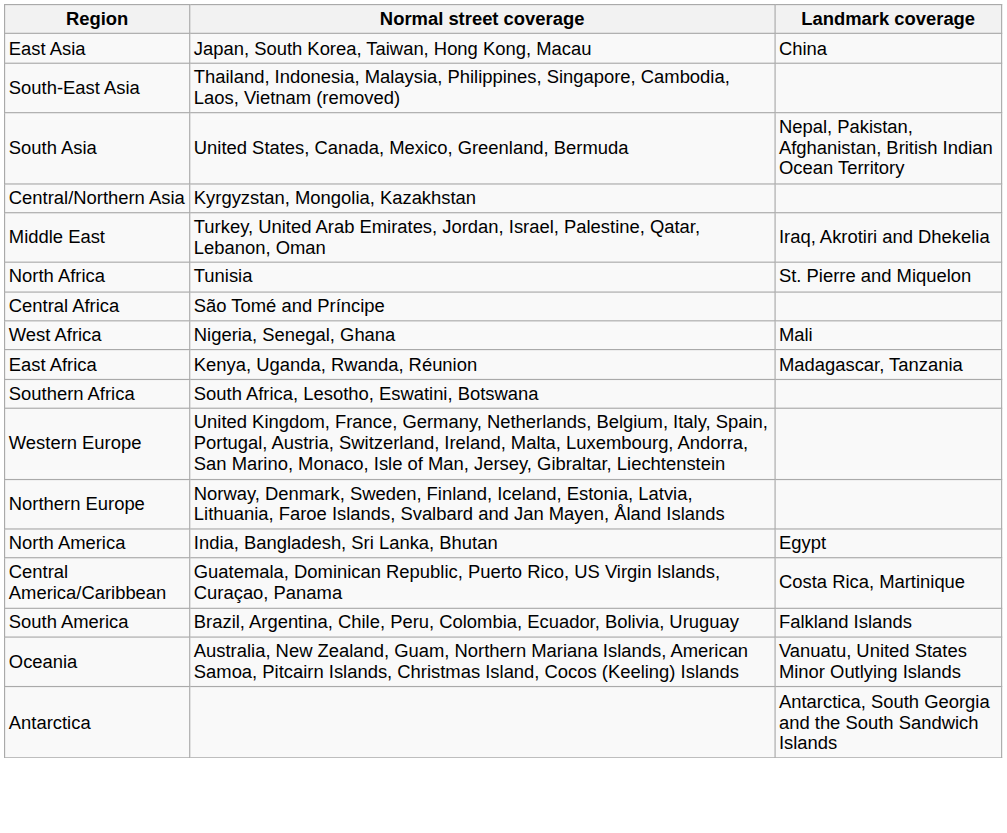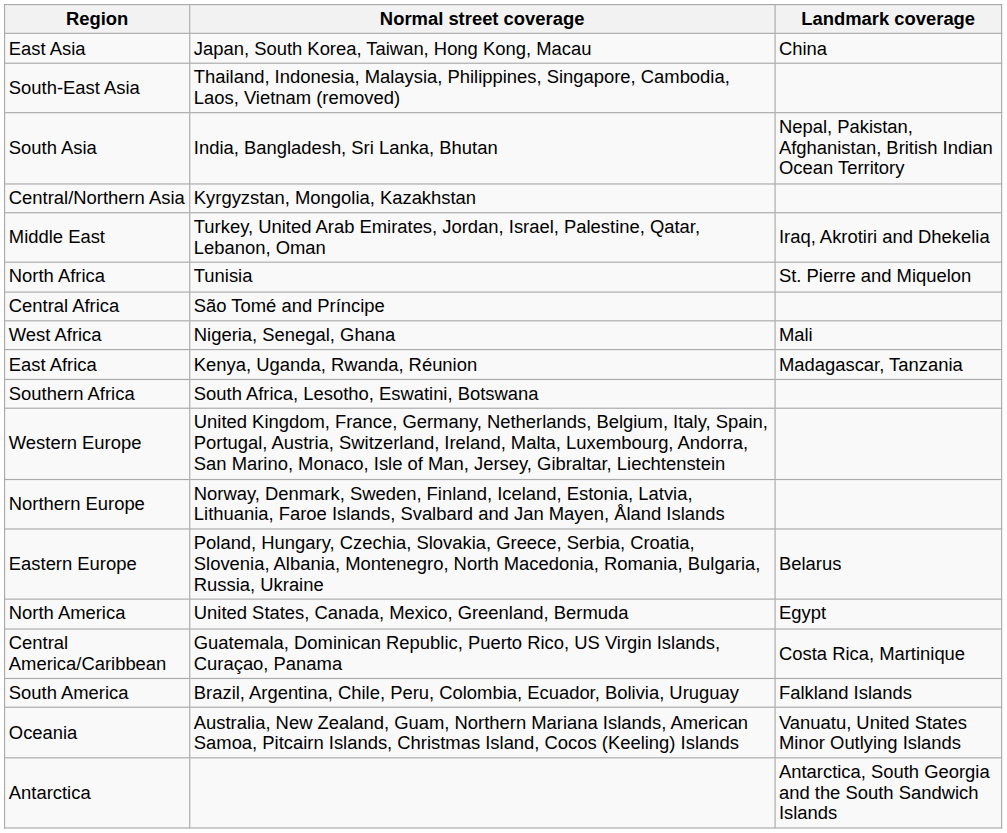(411, 148) United States, Canada, Mexico, Greenland, Bermuda -> (346, 148) India, Bangladesh, Sri Lanka, Bhutan
+ row: (73, 564)
(346, 543) India, Bangladesh, Sri Lanka, Bhutan -> (411, 613) United States, Canada, Mexico, Greenland, Bermuda
